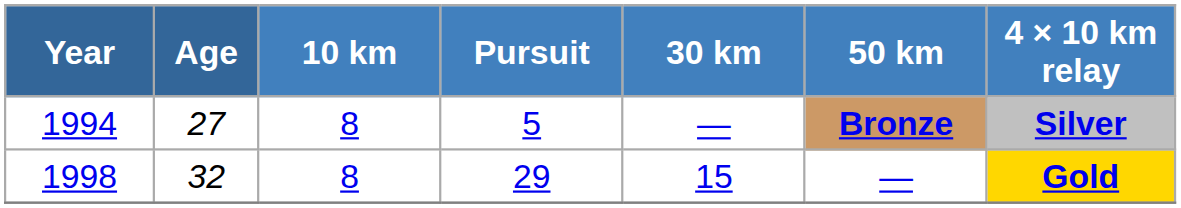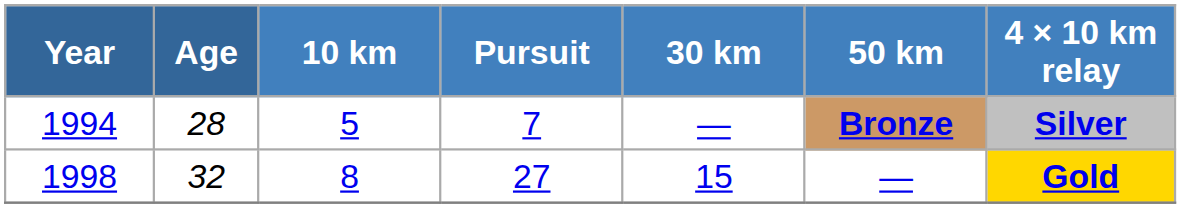(206, 123) 27 -> (206, 123) 28
(350, 123) 8 -> (350, 123) 5
(532, 123) 5 -> (532, 123) 7
(532, 177) 29 -> (532, 177) 27
